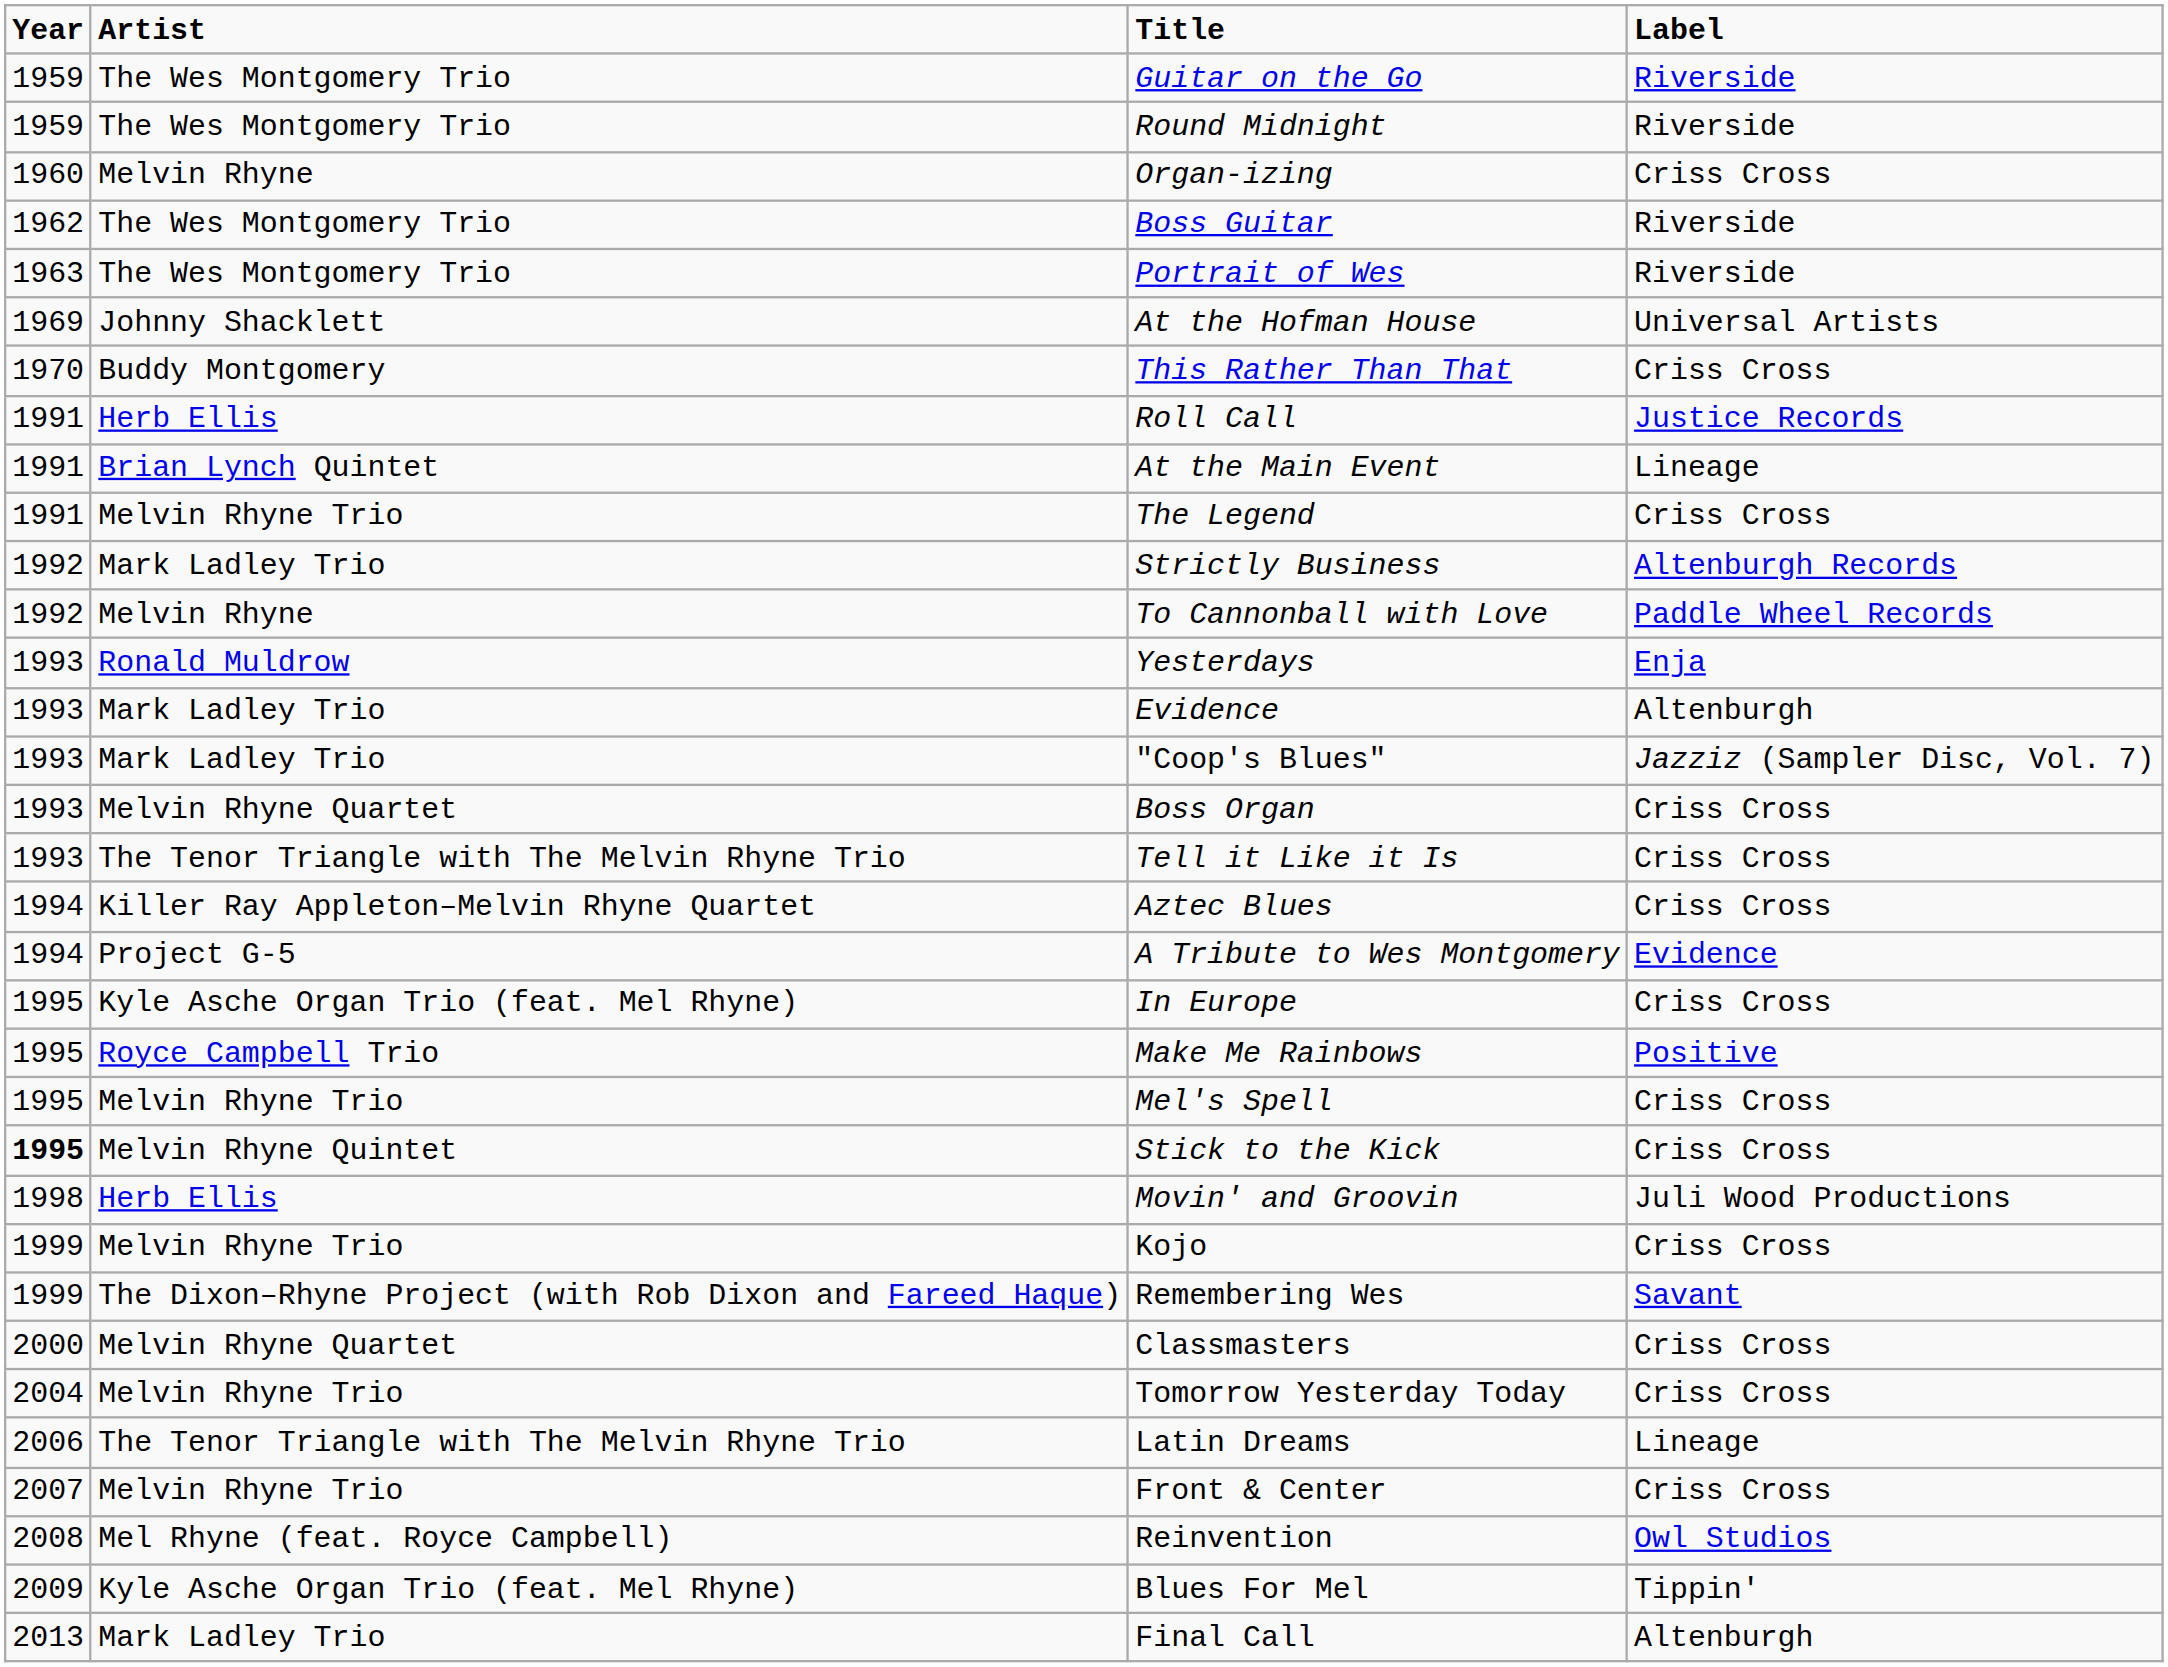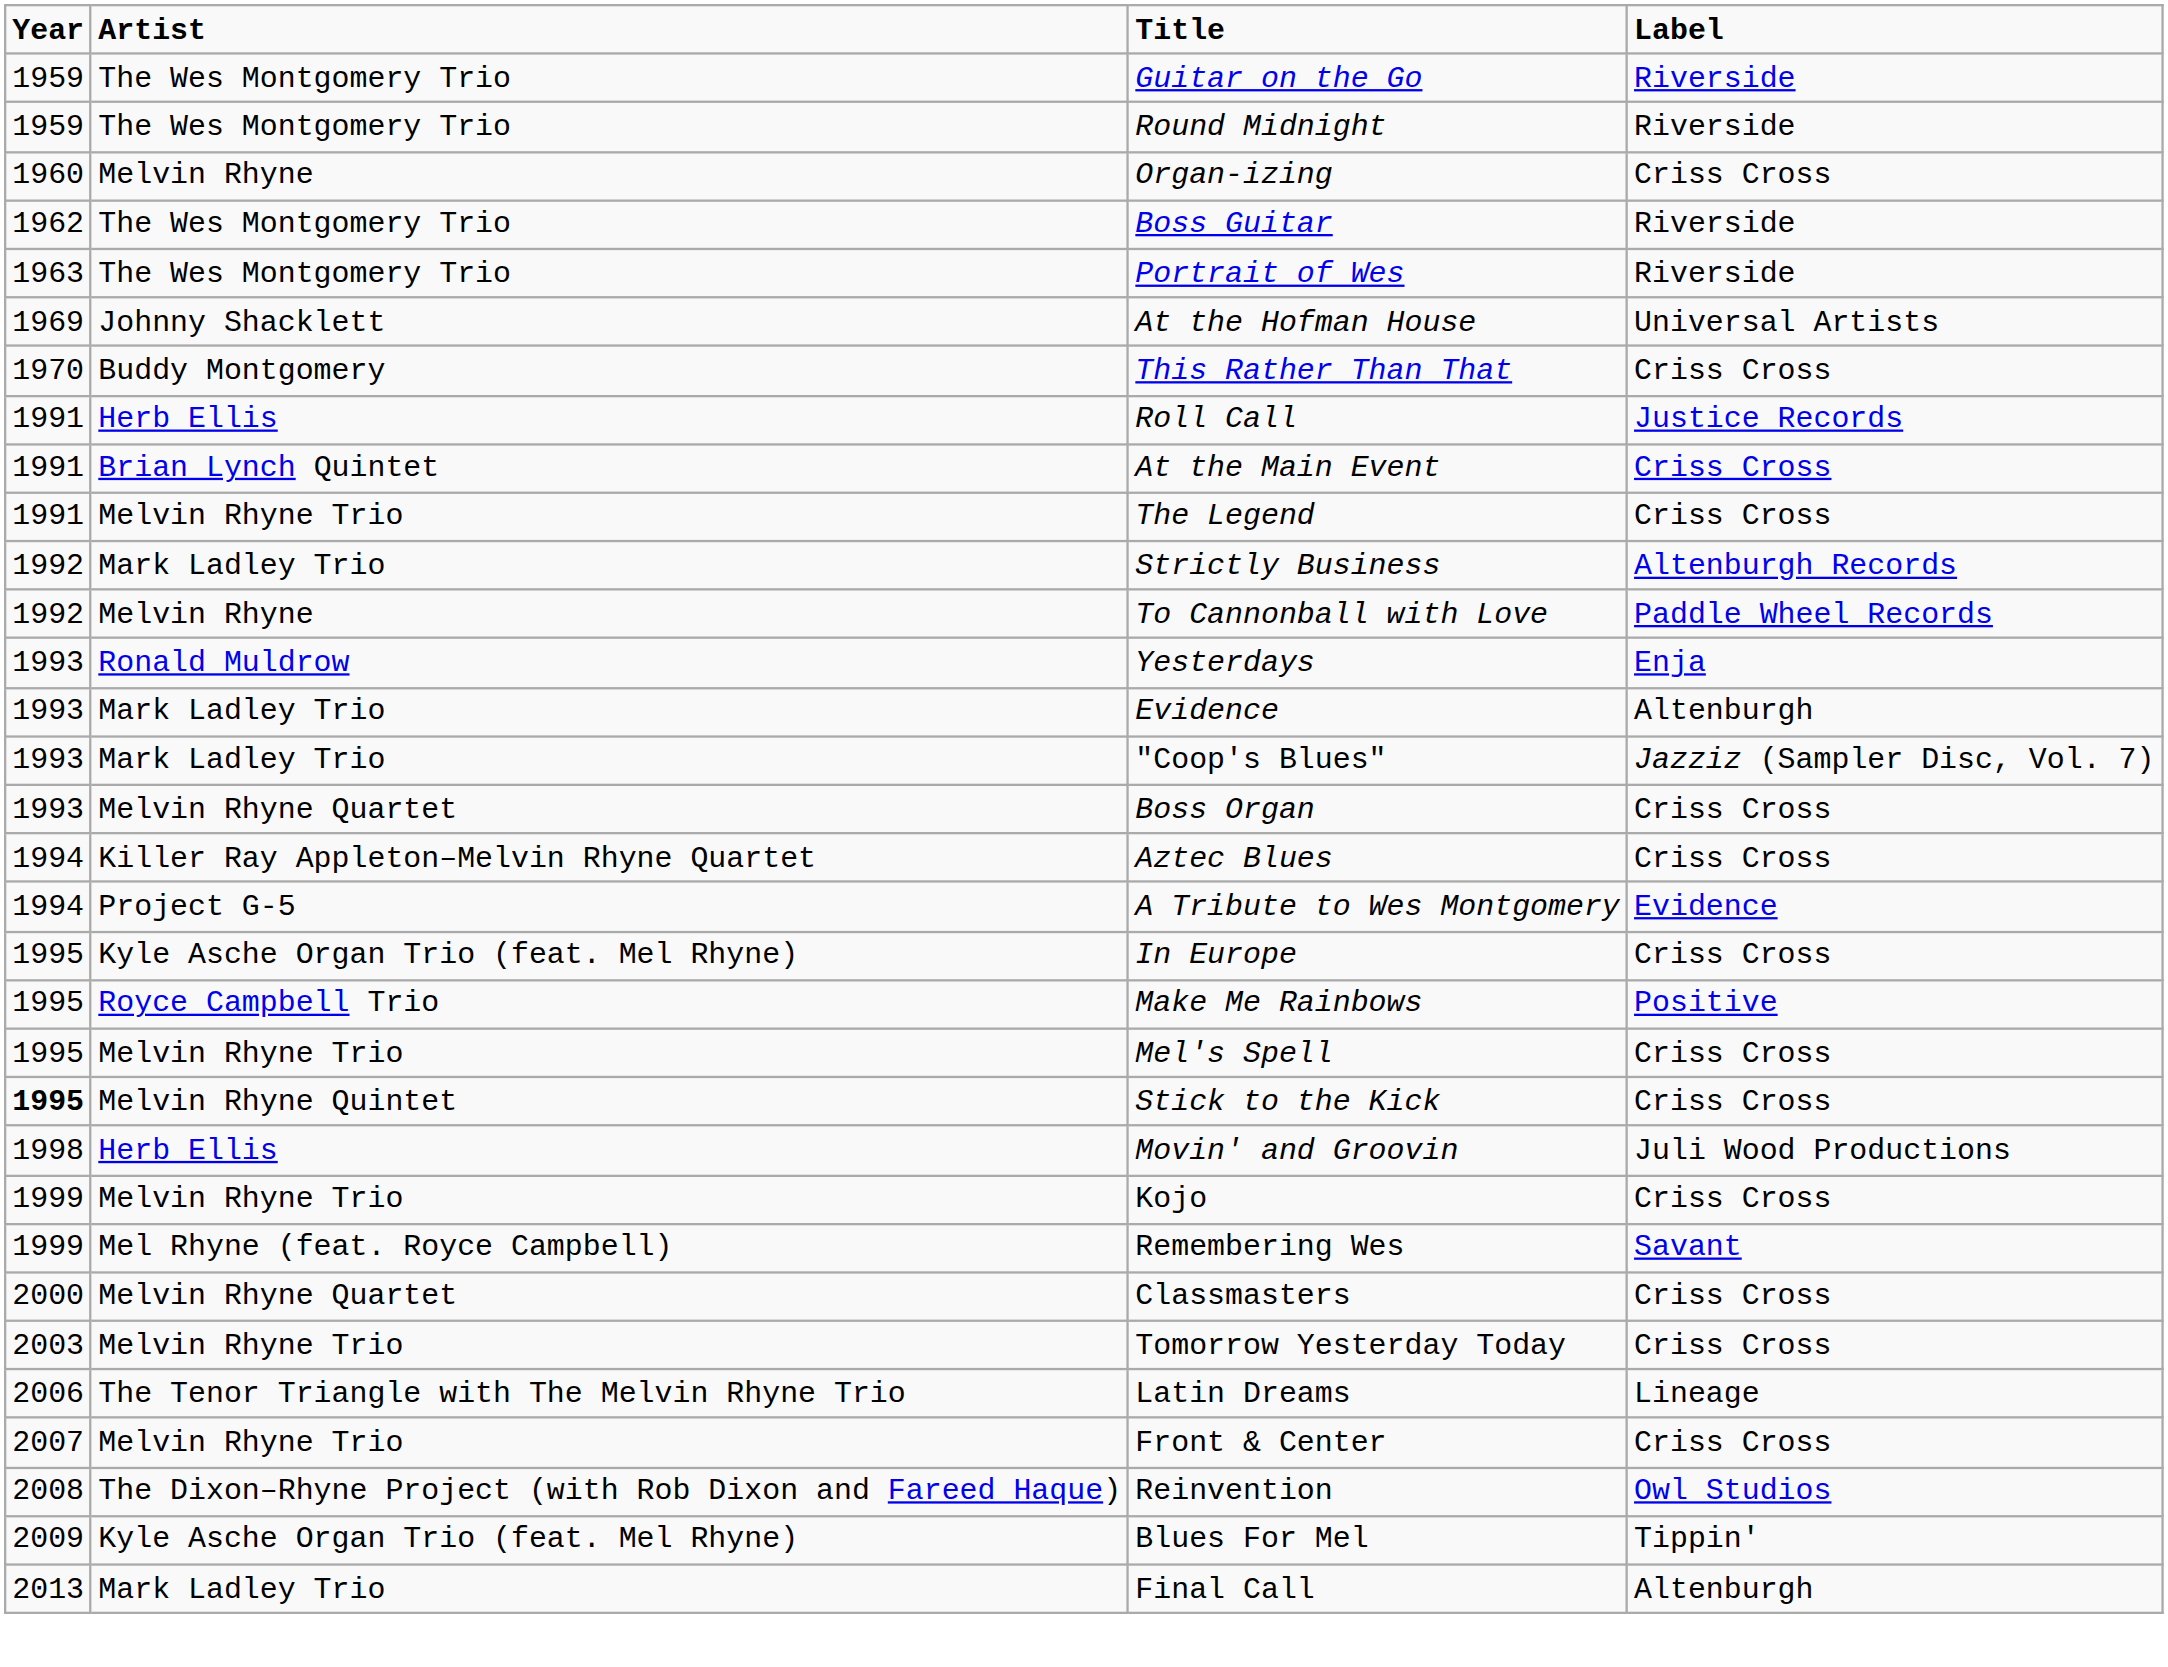(1697, 468) Lineage -> (1733, 468) Criss Cross
- row: (1297, 858)
(610, 1297) The Dixon–Rhyne Project (with Rob Dixon and Fareed Haque) -> (385, 1248) Mel Rhyne (feat. Royce Campbell)
(48, 1394) 2004 -> (48, 1345) 2003
(385, 1540) Mel Rhyne (feat. Royce Campbell) -> (610, 1491) The Dixon–Rhyne Project (with Rob Dixon and Fareed Haque)
